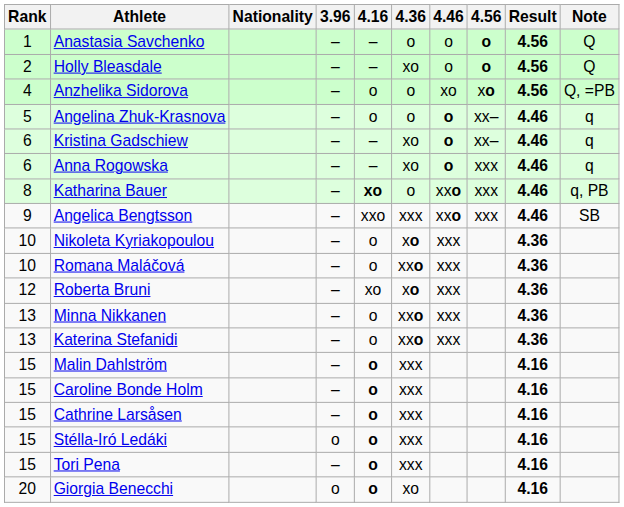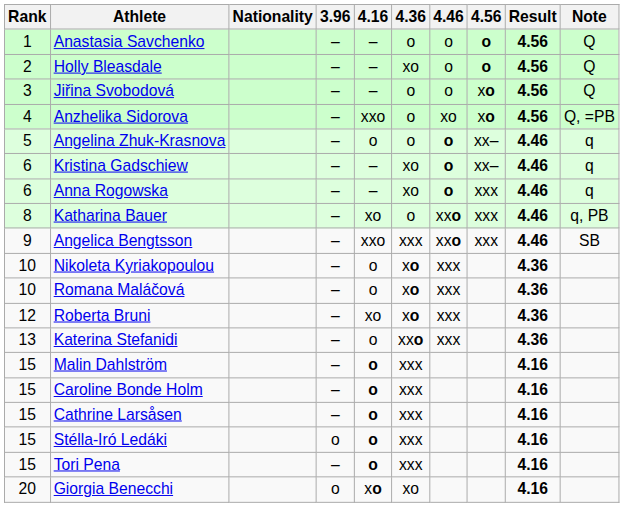+ row: (114, 91)
(373, 91) o -> (373, 116) xxo
(373, 191) bold -> (373, 215) normal
(411, 265) xxo -> (411, 290) xo
- row: (110, 315)
(373, 489) o -> (373, 489) xo
